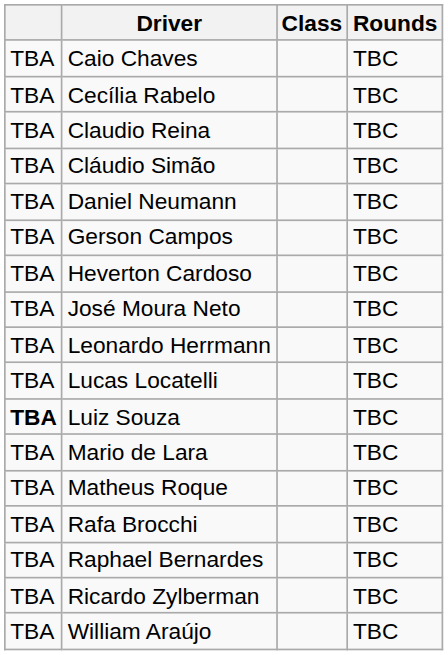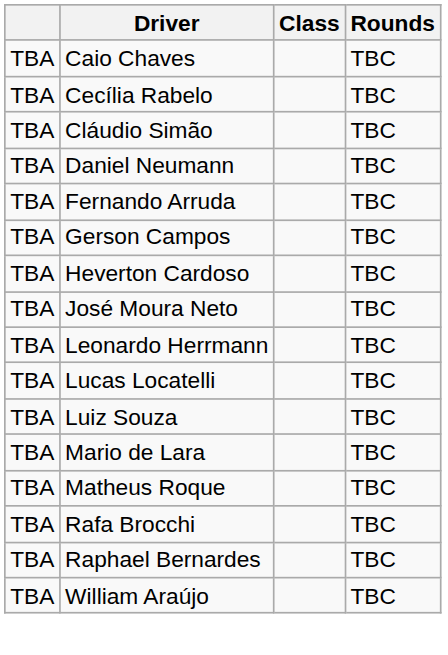- row: (139, 130)
+ row: (150, 201)
(34, 416) bold -> (32, 416) normal
- row: (164, 595)
